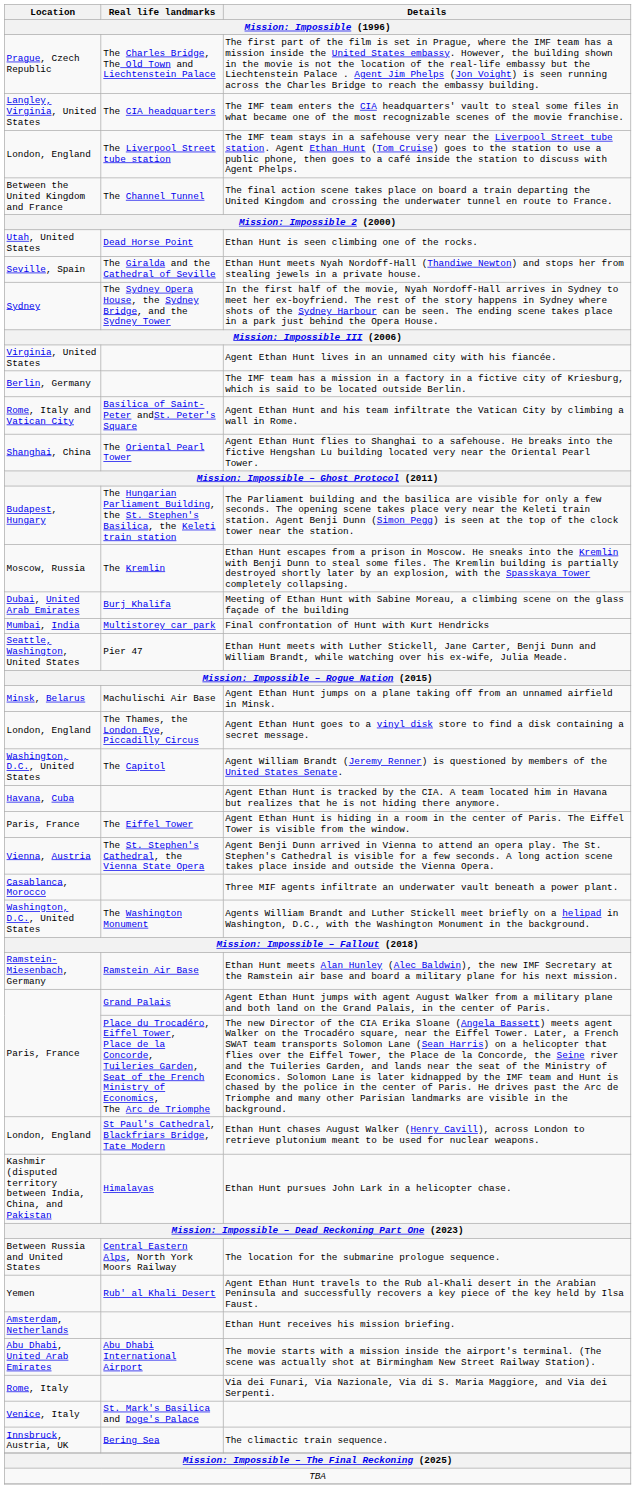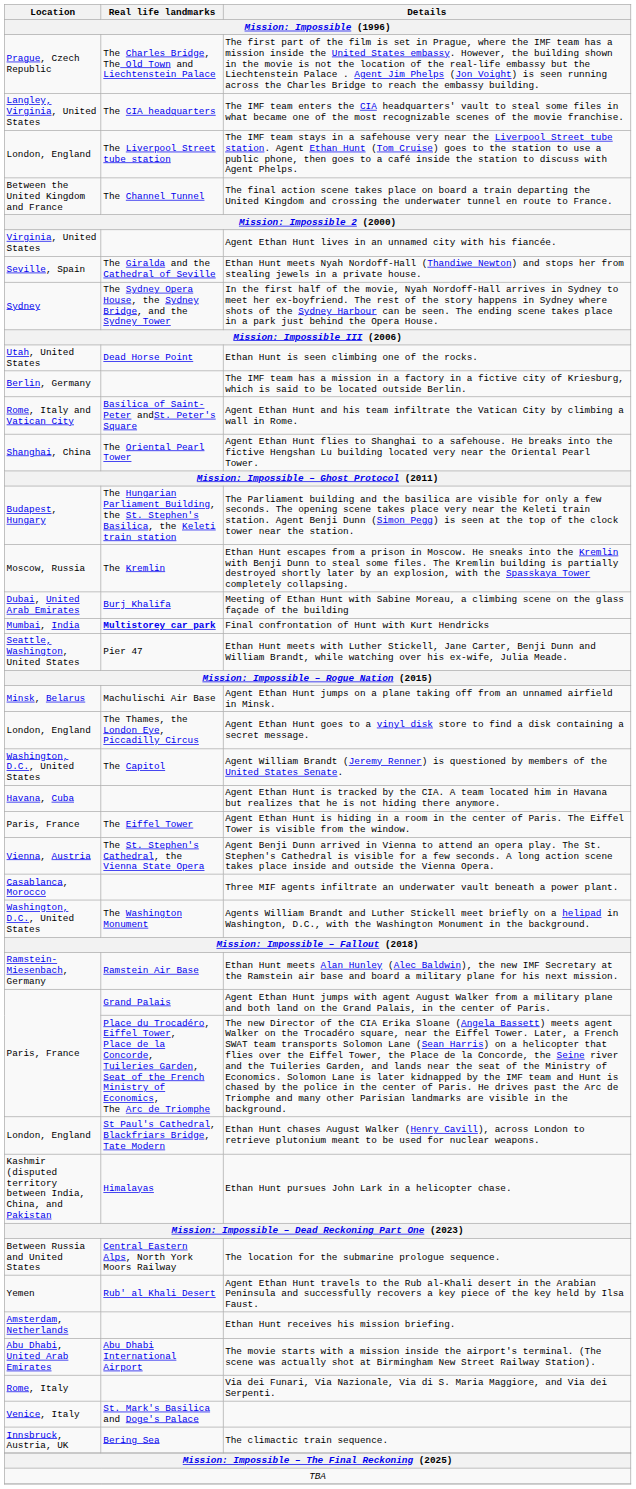rows swapped: (40, 243) <-> (52, 358)
(160, 626) normal -> (160, 626) bold
